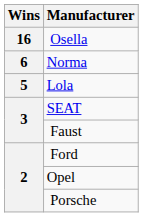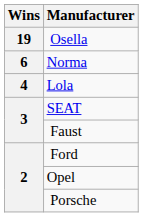(24, 39) 16 -> (24, 39) 19
(24, 85) 5 -> (24, 85) 4
